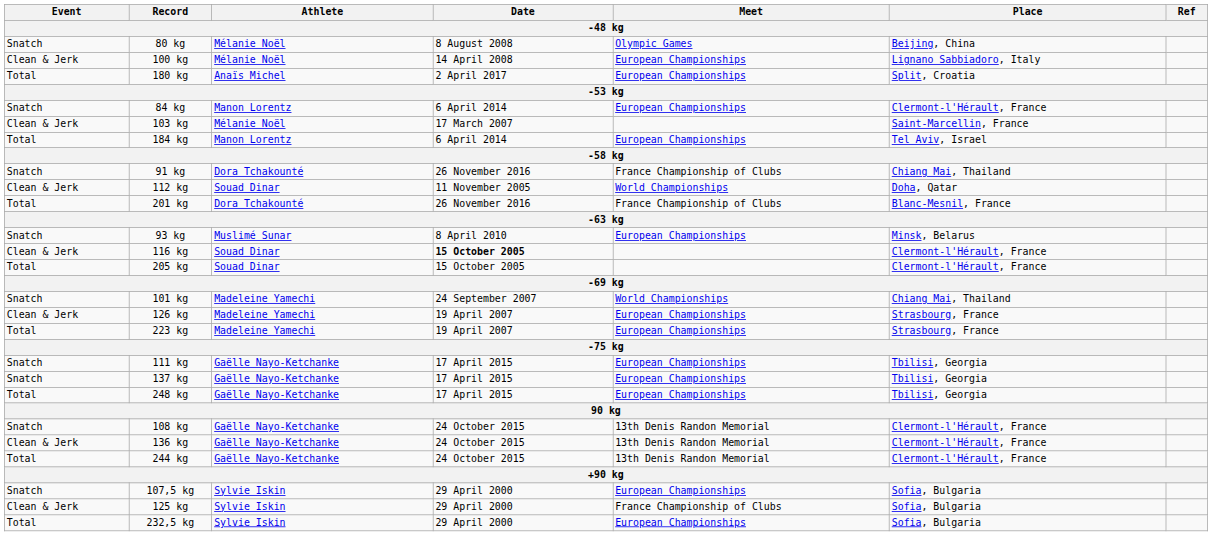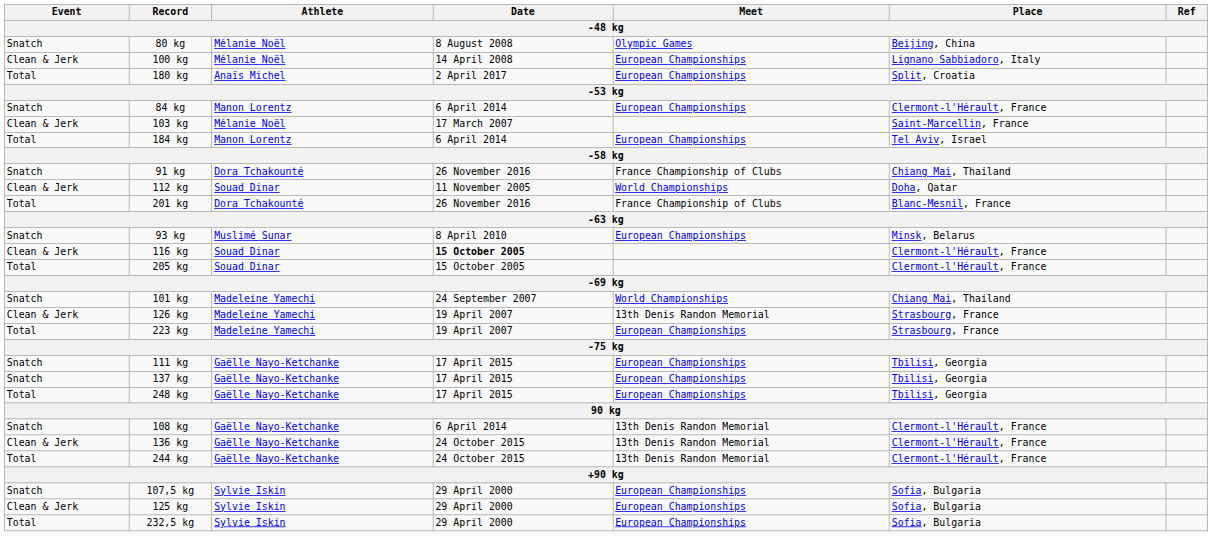(681, 316) European Championships -> (692, 316) 13th Denis Randon Memorial
(480, 427) 24 October 2015 -> (471, 427) 6 April 2014
(698, 507) France Championship of Clubs -> (681, 507) European Championships
